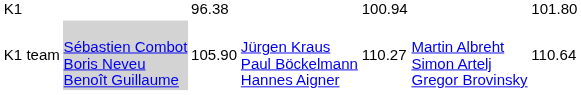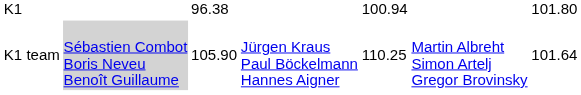(384, 55) 110.27 -> (384, 55) 110.25
(554, 55) 110.64 -> (554, 55) 101.64
